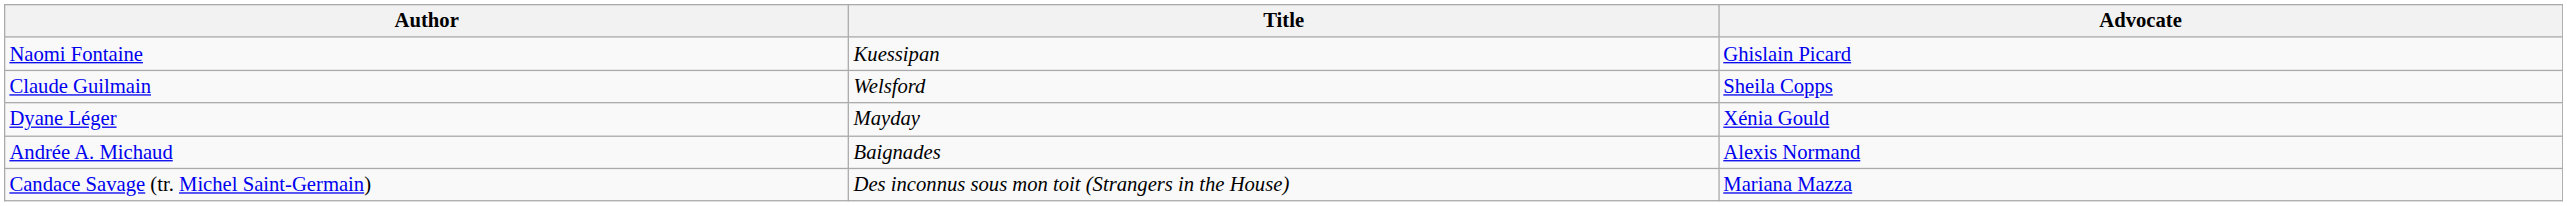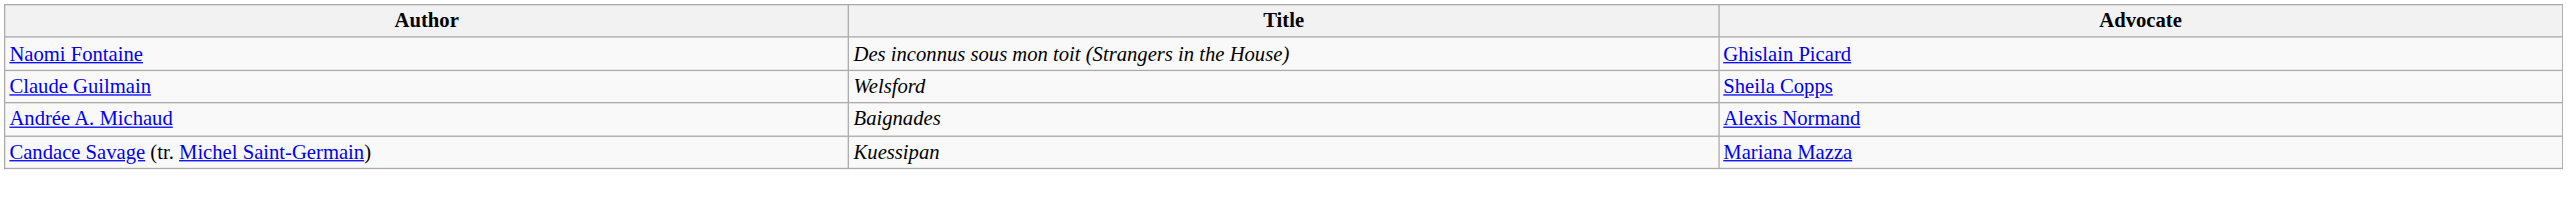(897, 53) Kuessipan -> (1071, 53) Des inconnus sous mon toit (Strangers in the House)
- row: (63, 119)
(1071, 184) Des inconnus sous mon toit (Strangers in the House) -> (897, 151) Kuessipan
